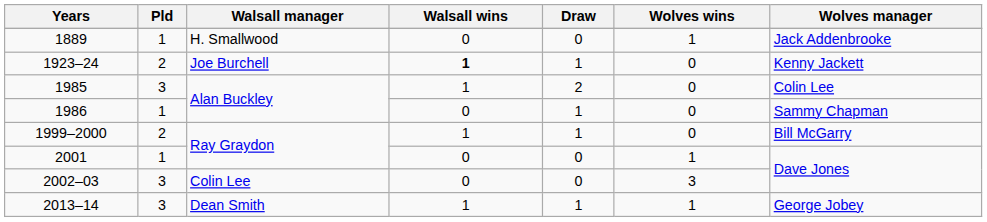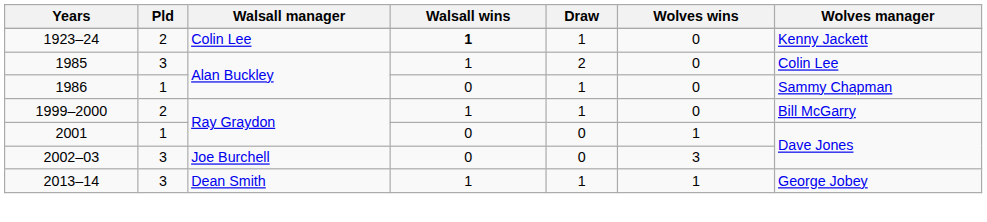- row: (71, 40)
(229, 63) Joe Burchell -> (221, 40) Colin Lee
(220, 181) Colin Lee -> (230, 158) Joe Burchell
